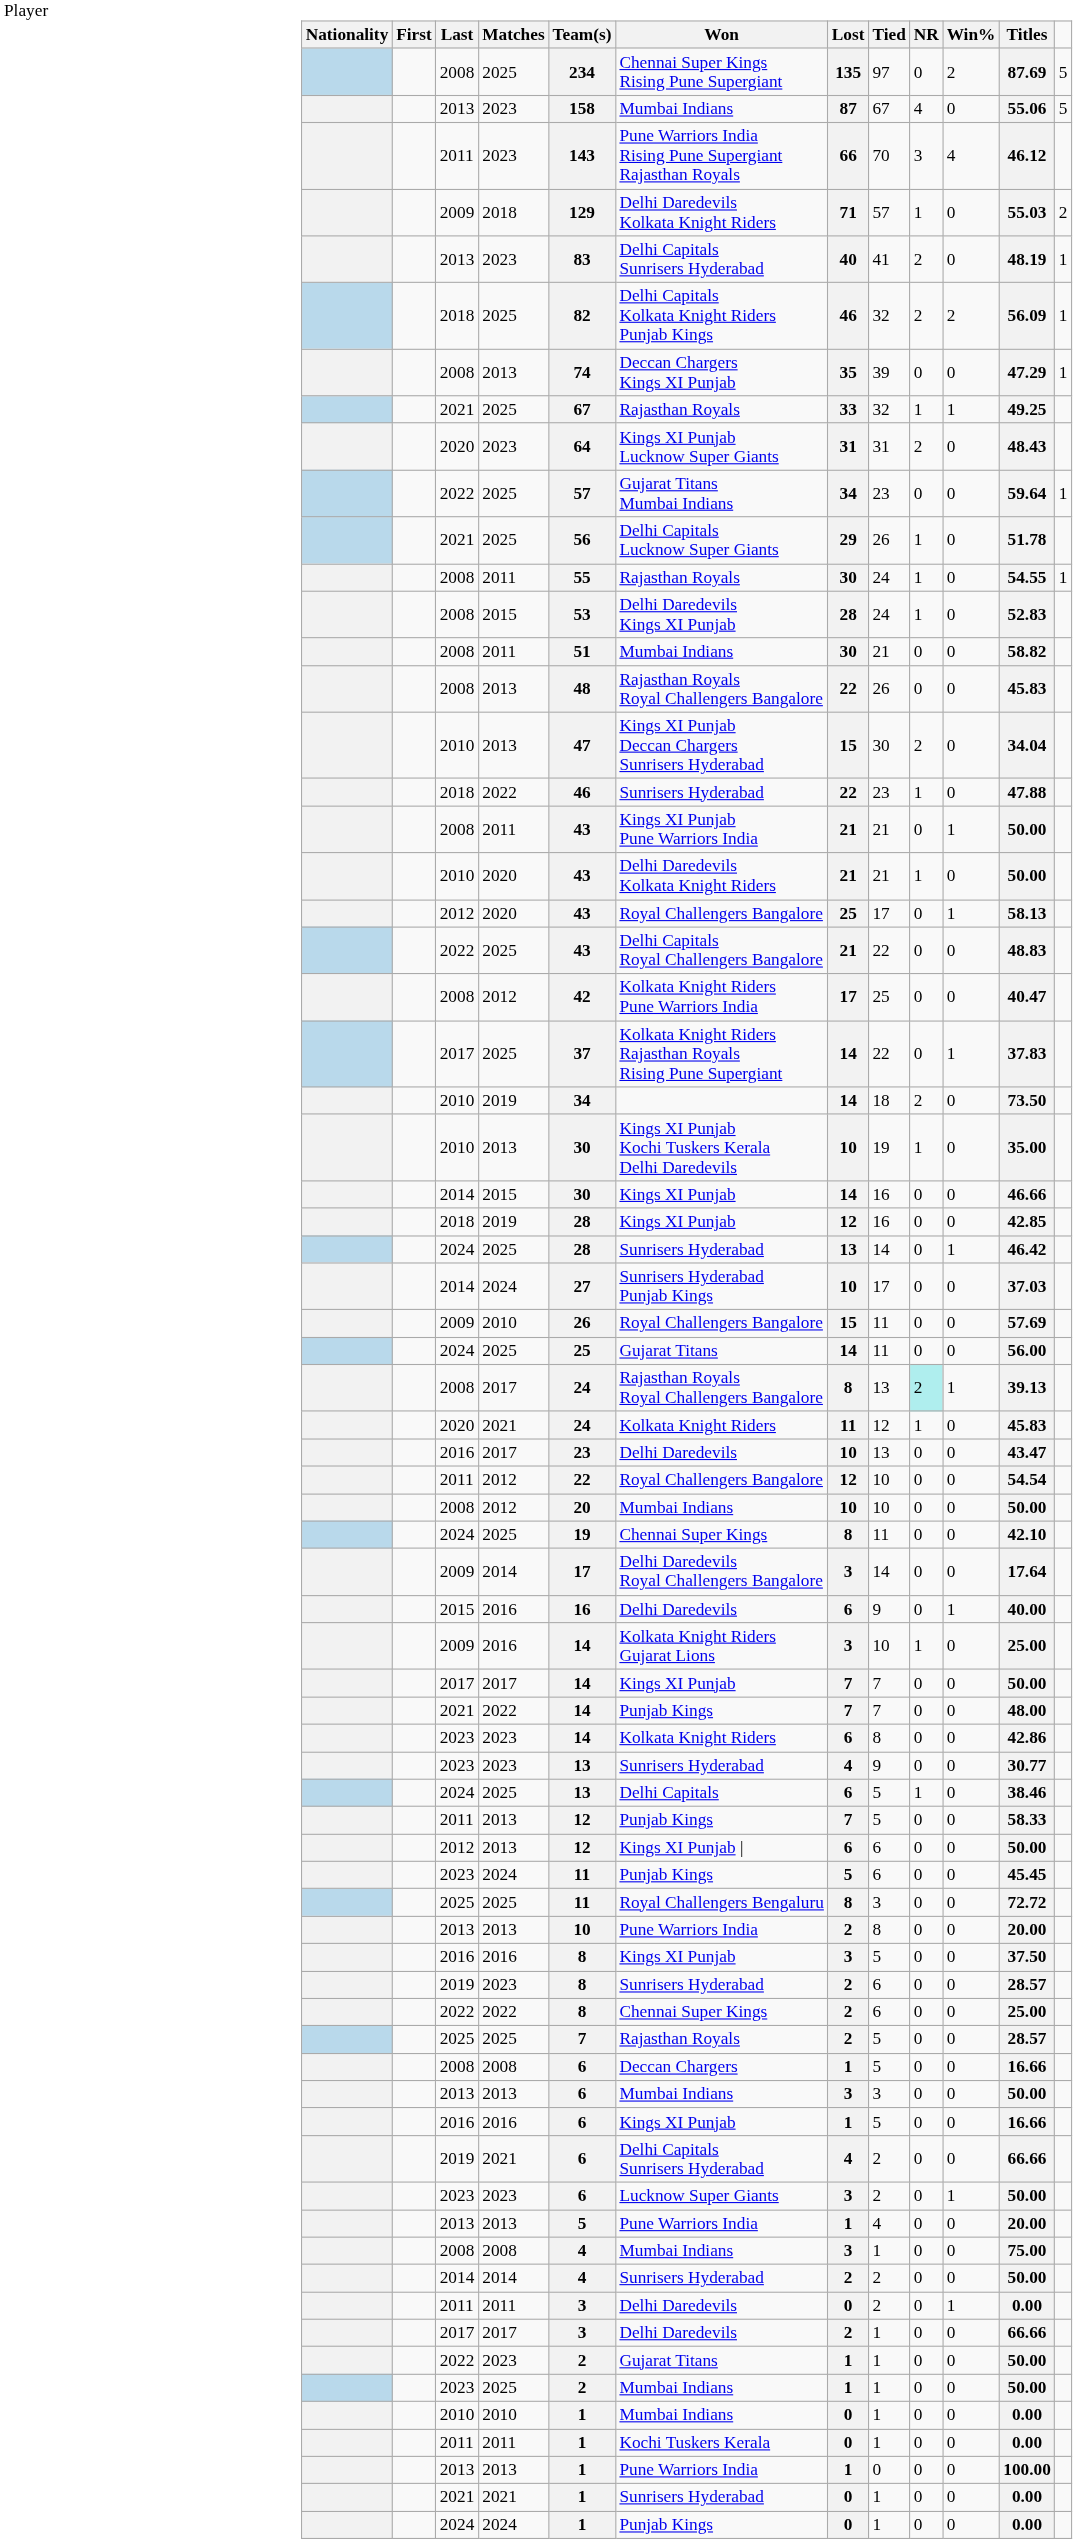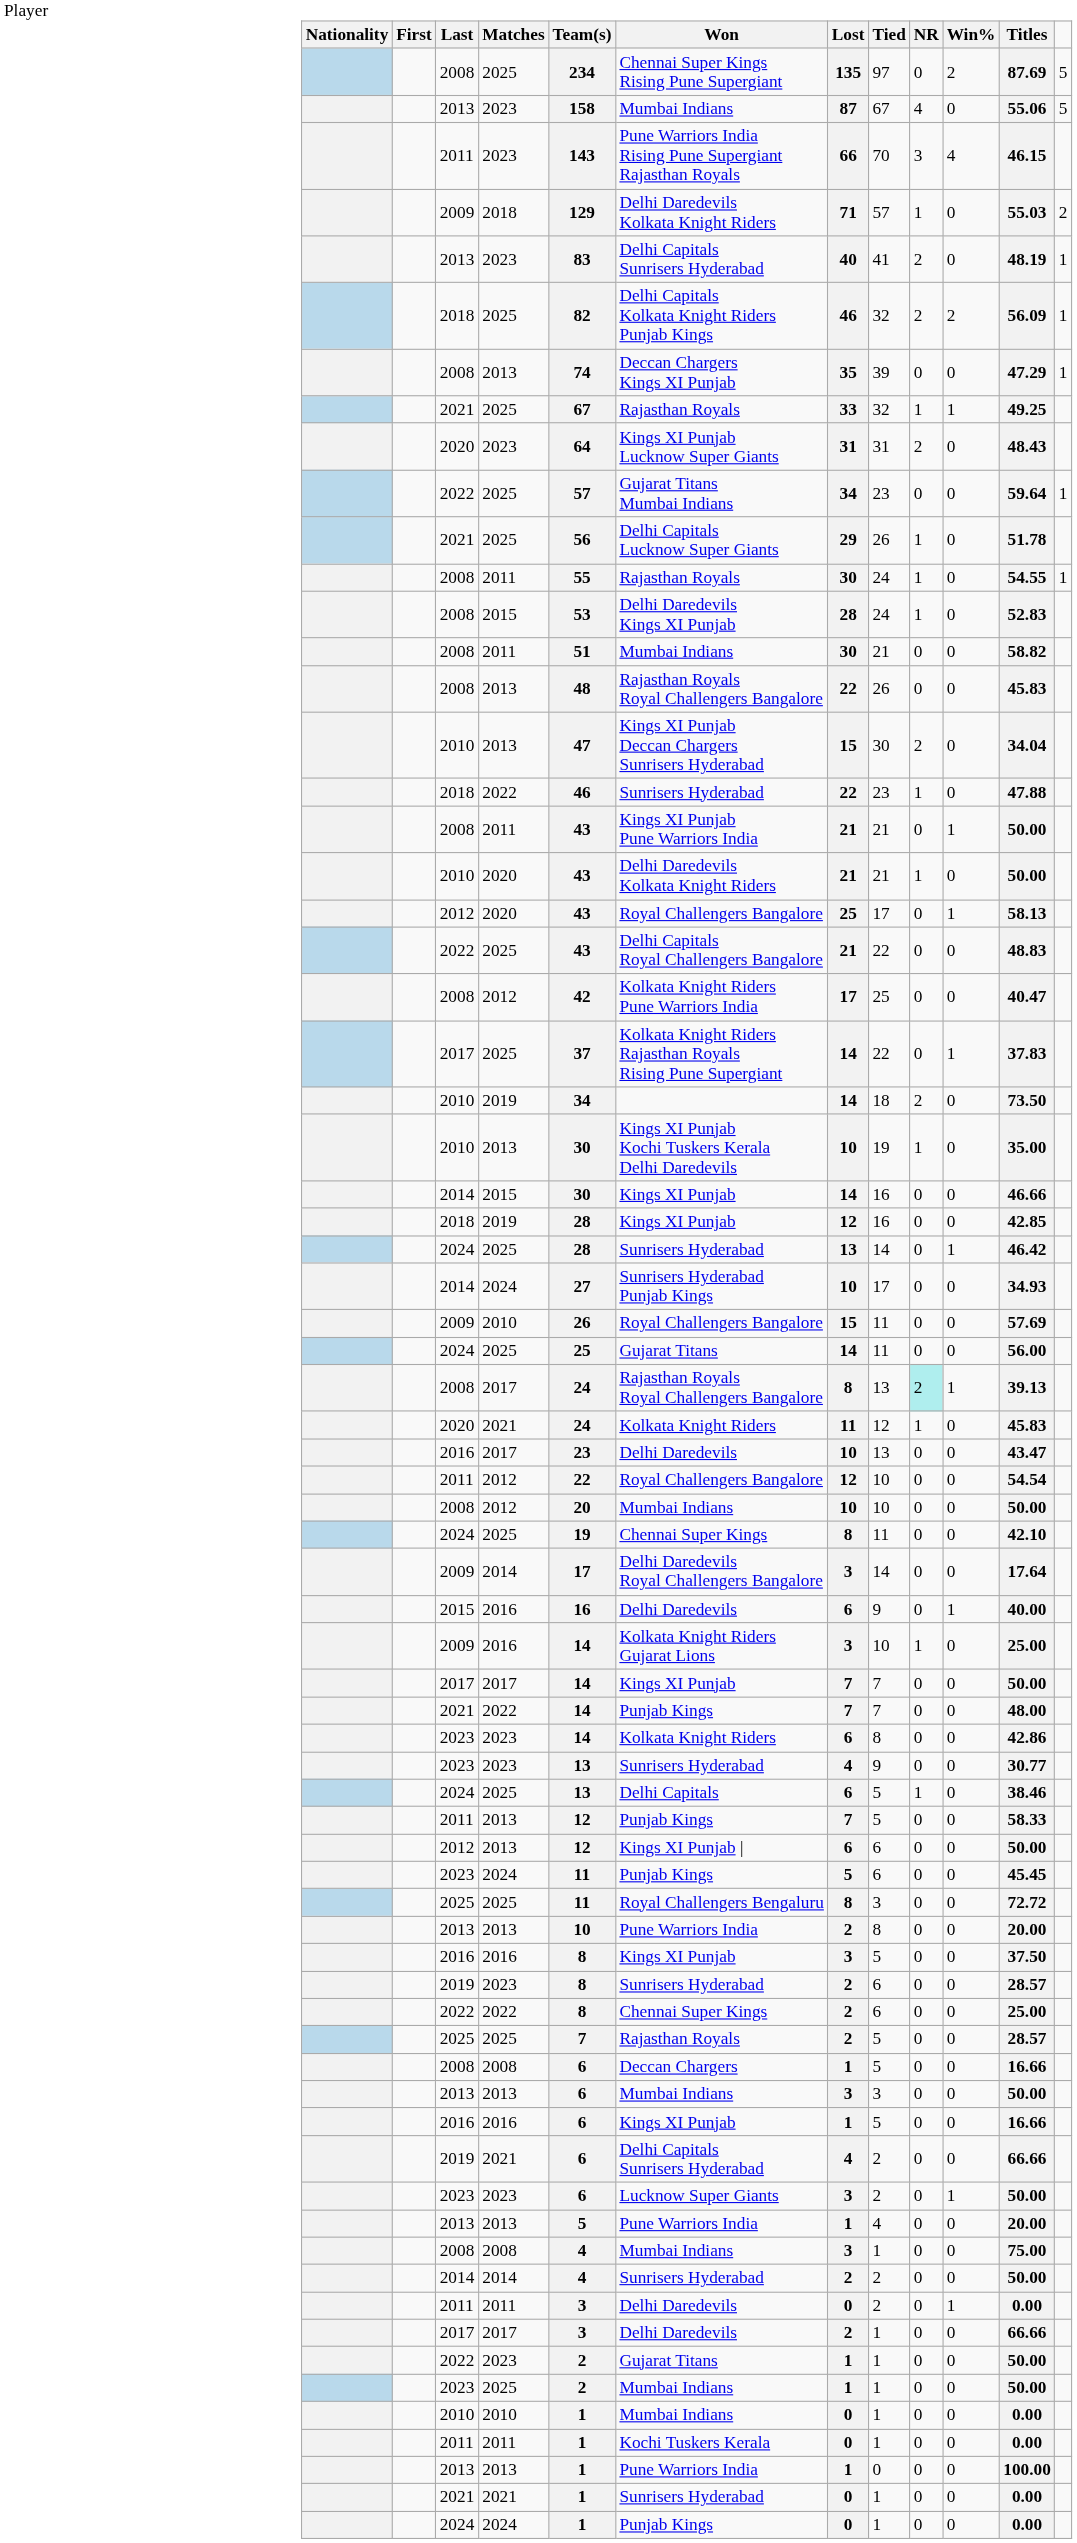(1027, 155) 46.12 -> (1027, 155) 46.15
(1027, 1286) 37.03 -> (1027, 1286) 34.93
